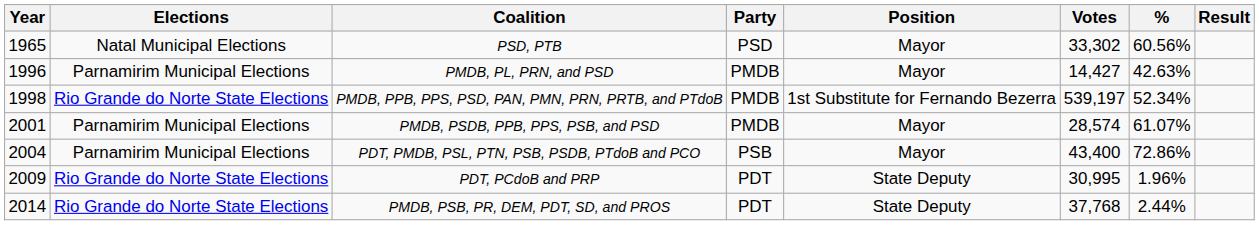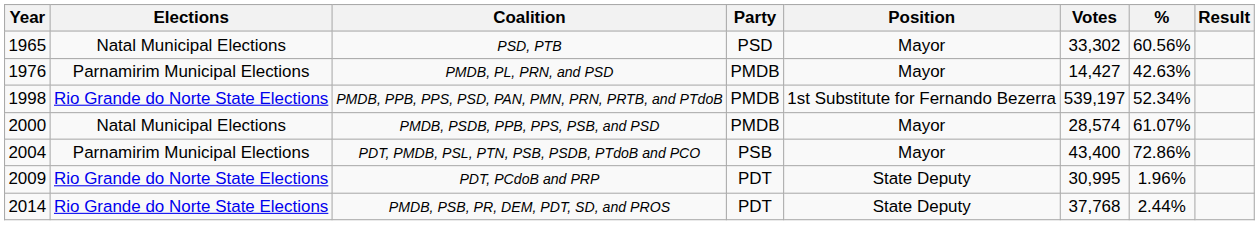(27, 71) 1996 -> (27, 71) 1976
(27, 125) 2001 -> (27, 125) 2000
(191, 125) Parnamirim Municipal Elections -> (191, 125) Natal Municipal Elections
